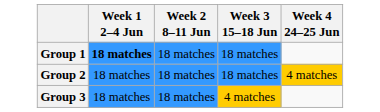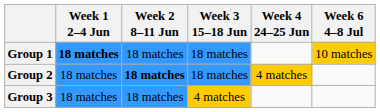+ column: (344, 23)
(186, 75) normal -> (155, 75) bold
